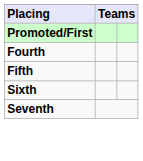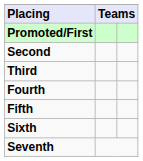+ row: (29, 52)
+ row: (22, 71)
